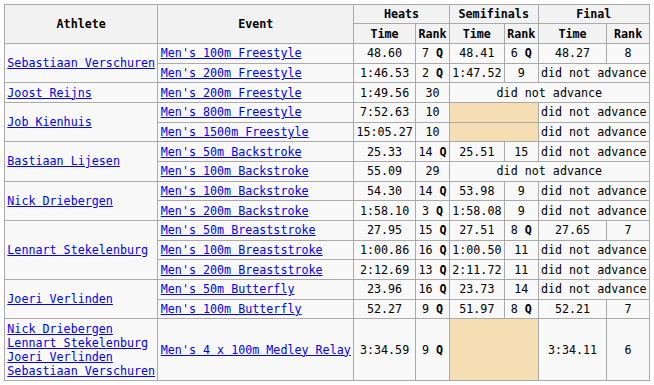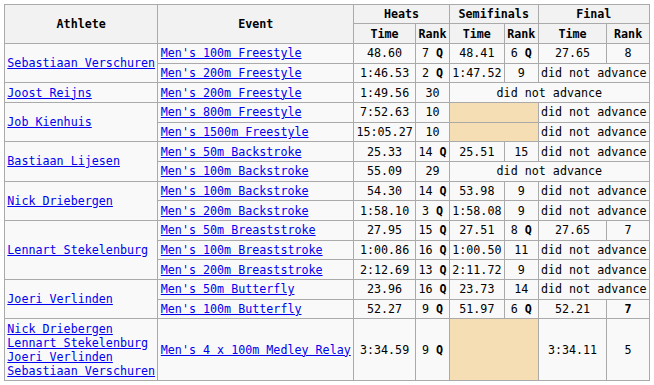(573, 53) 48.27 -> (573, 53) 27.65
(521, 270) 11 -> (521, 270) 9
(521, 309) 8 Q -> (521, 309) 6 Q
(628, 309) normal -> (628, 309) bold
(628, 350) 6 -> (628, 350) 5
